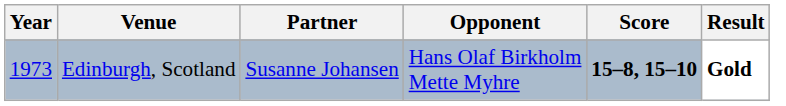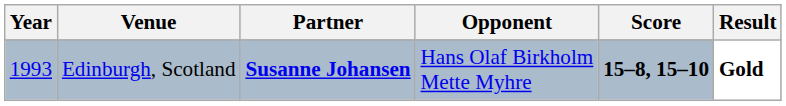(31, 69) 1973 -> (31, 69) 1993
(322, 69) normal -> (328, 69) bold
